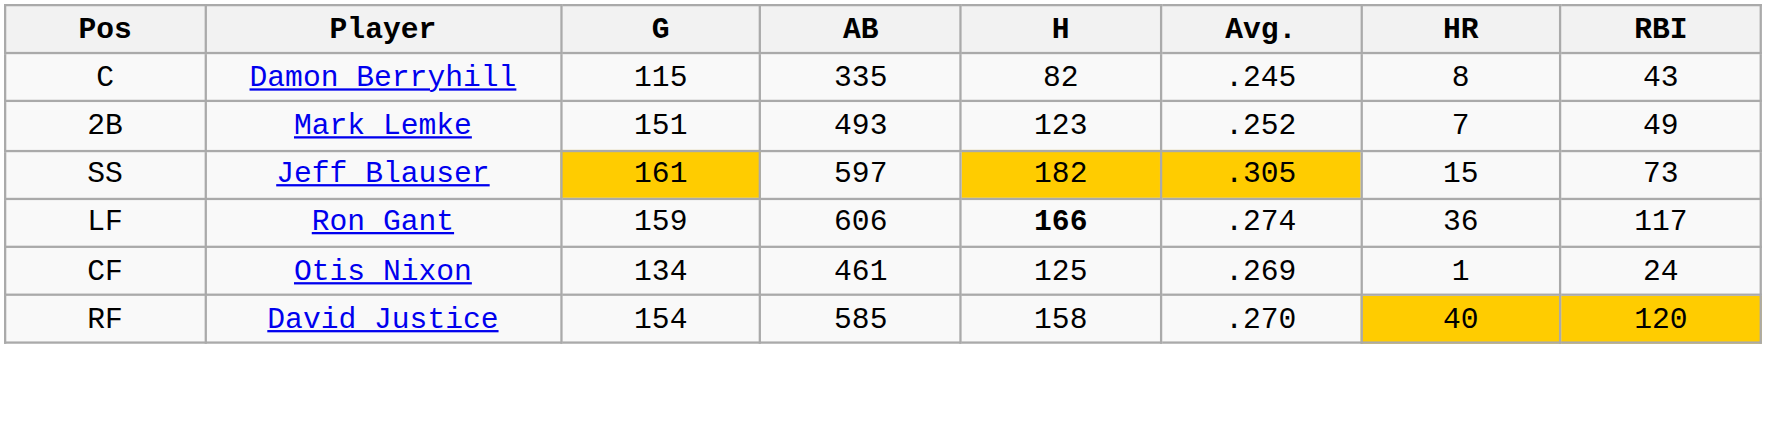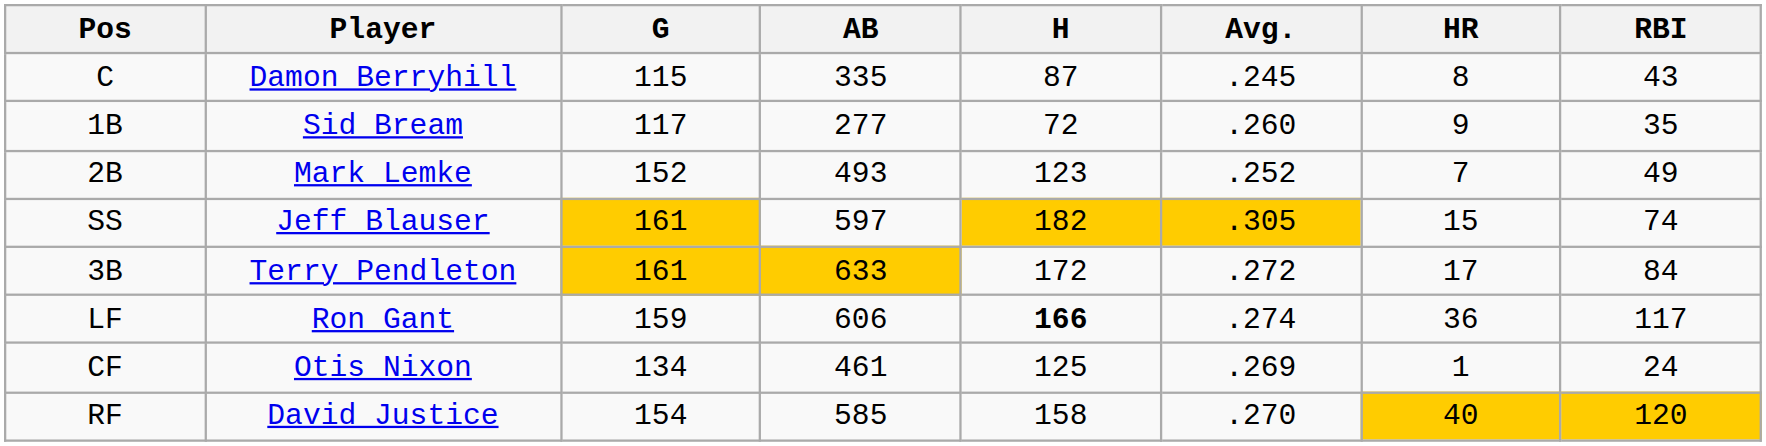(1061, 78) 82 -> (1061, 78) 87
+ row: (105, 126)
(661, 126) 151 -> (661, 174) 152
(1661, 174) 73 -> (1661, 223) 74
+ row: (105, 271)
